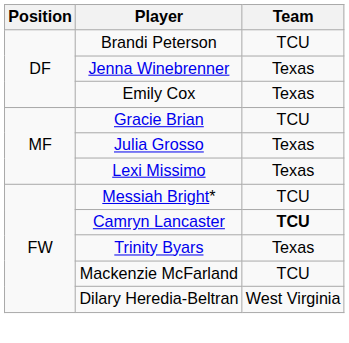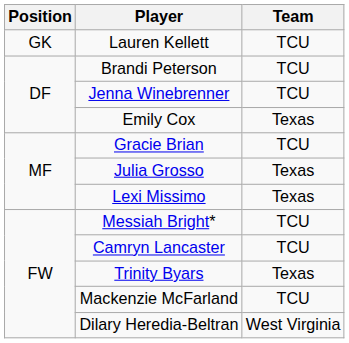+ row: (159, 42)
(293, 68) Texas -> (293, 94) TCU
(293, 222) bold -> (293, 247) normal
